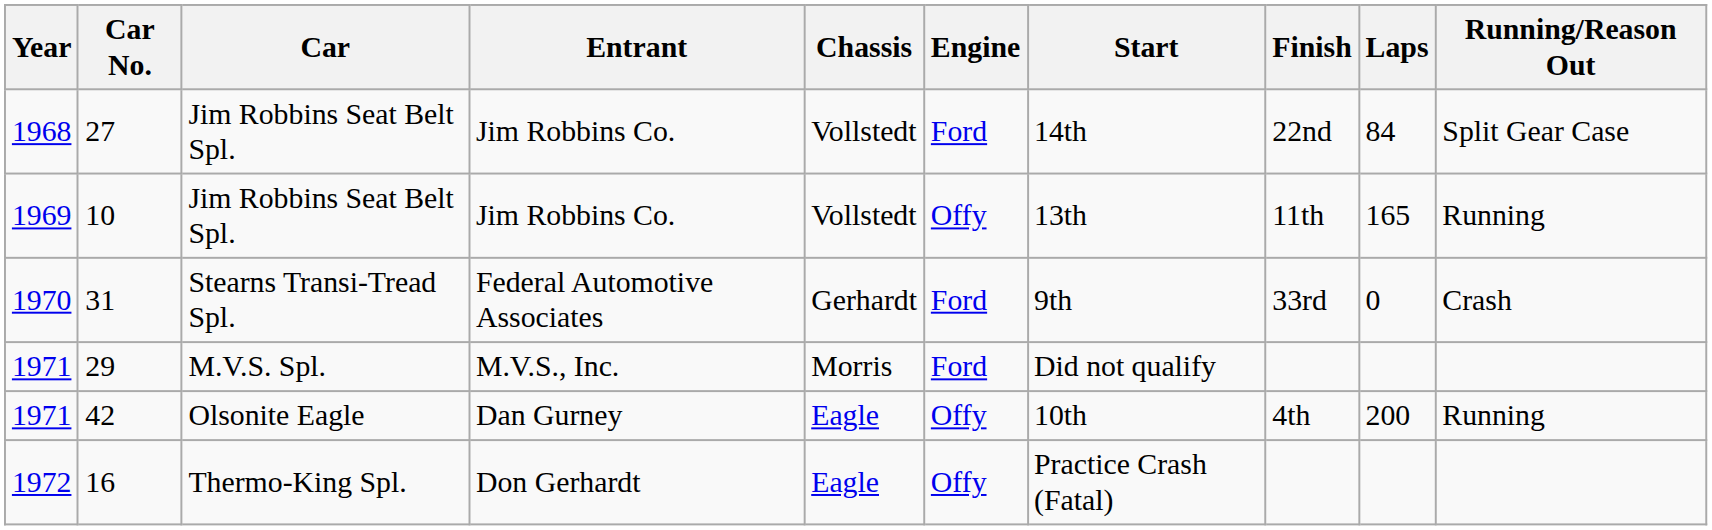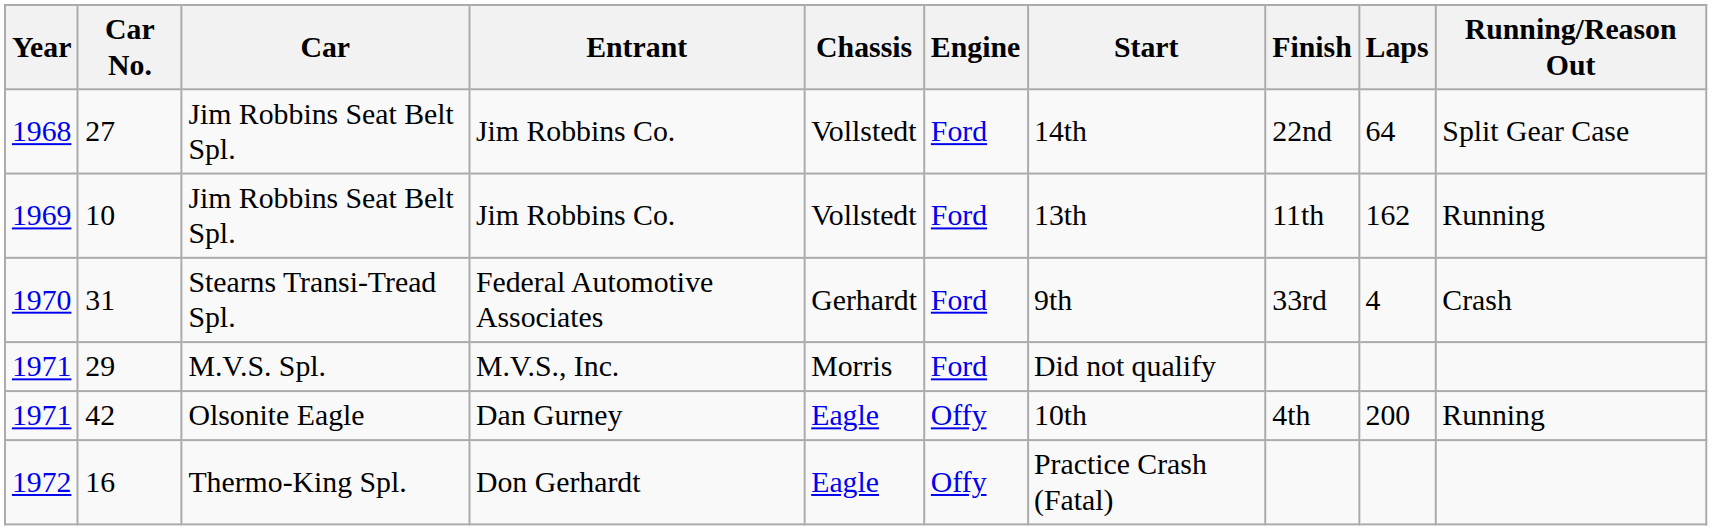(1380, 131) 84 -> (1380, 131) 64
(959, 215) Offy -> (959, 215) Ford
(1388, 215) 165 -> (1388, 215) 162
(1373, 300) 0 -> (1373, 300) 4
